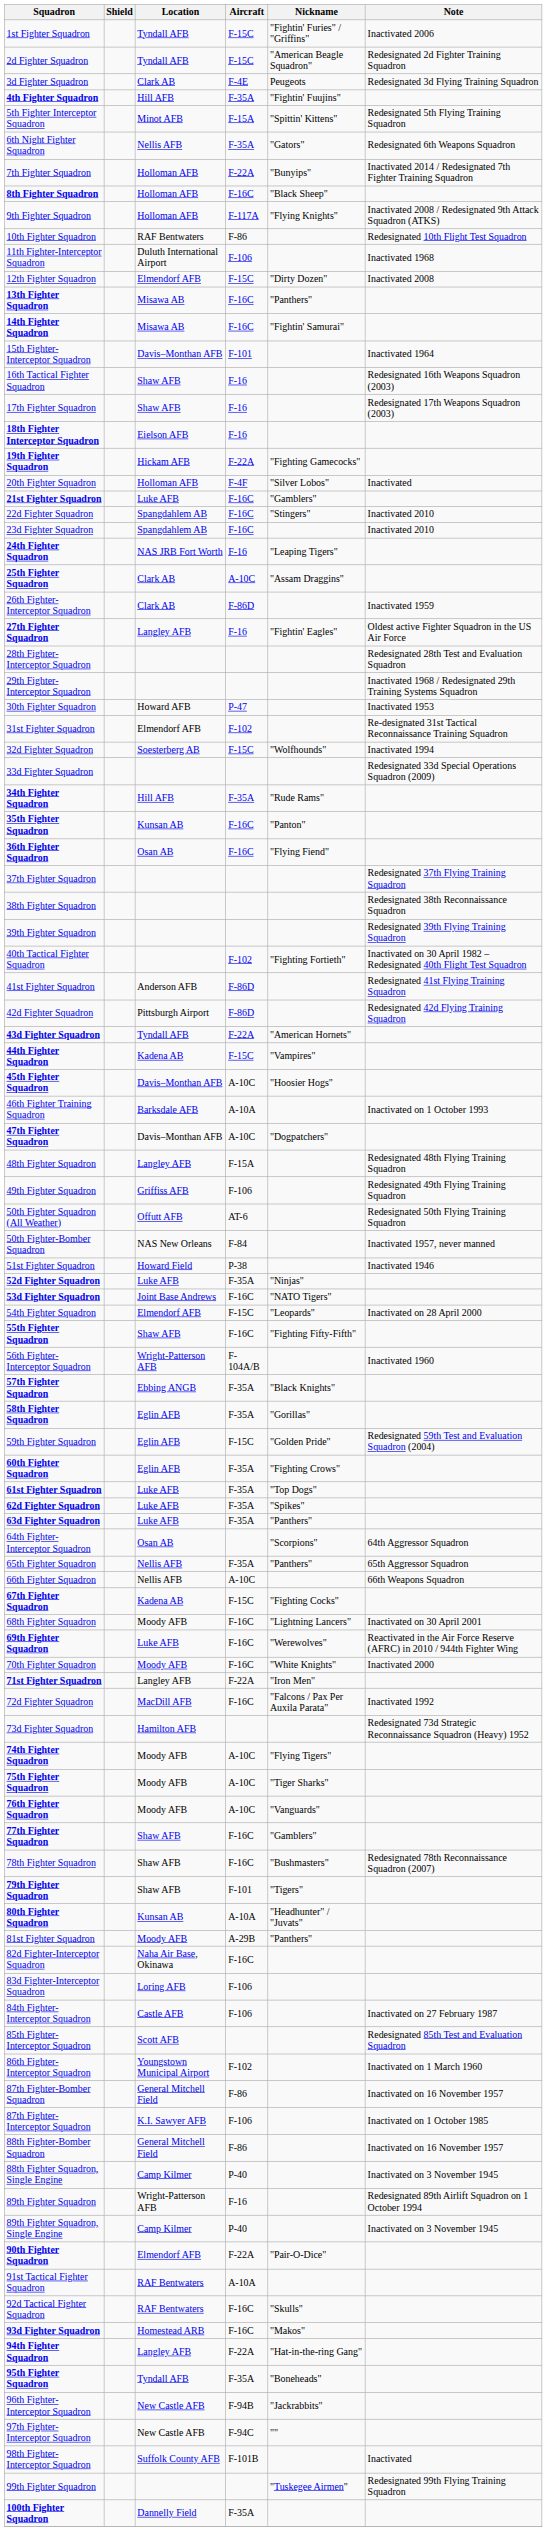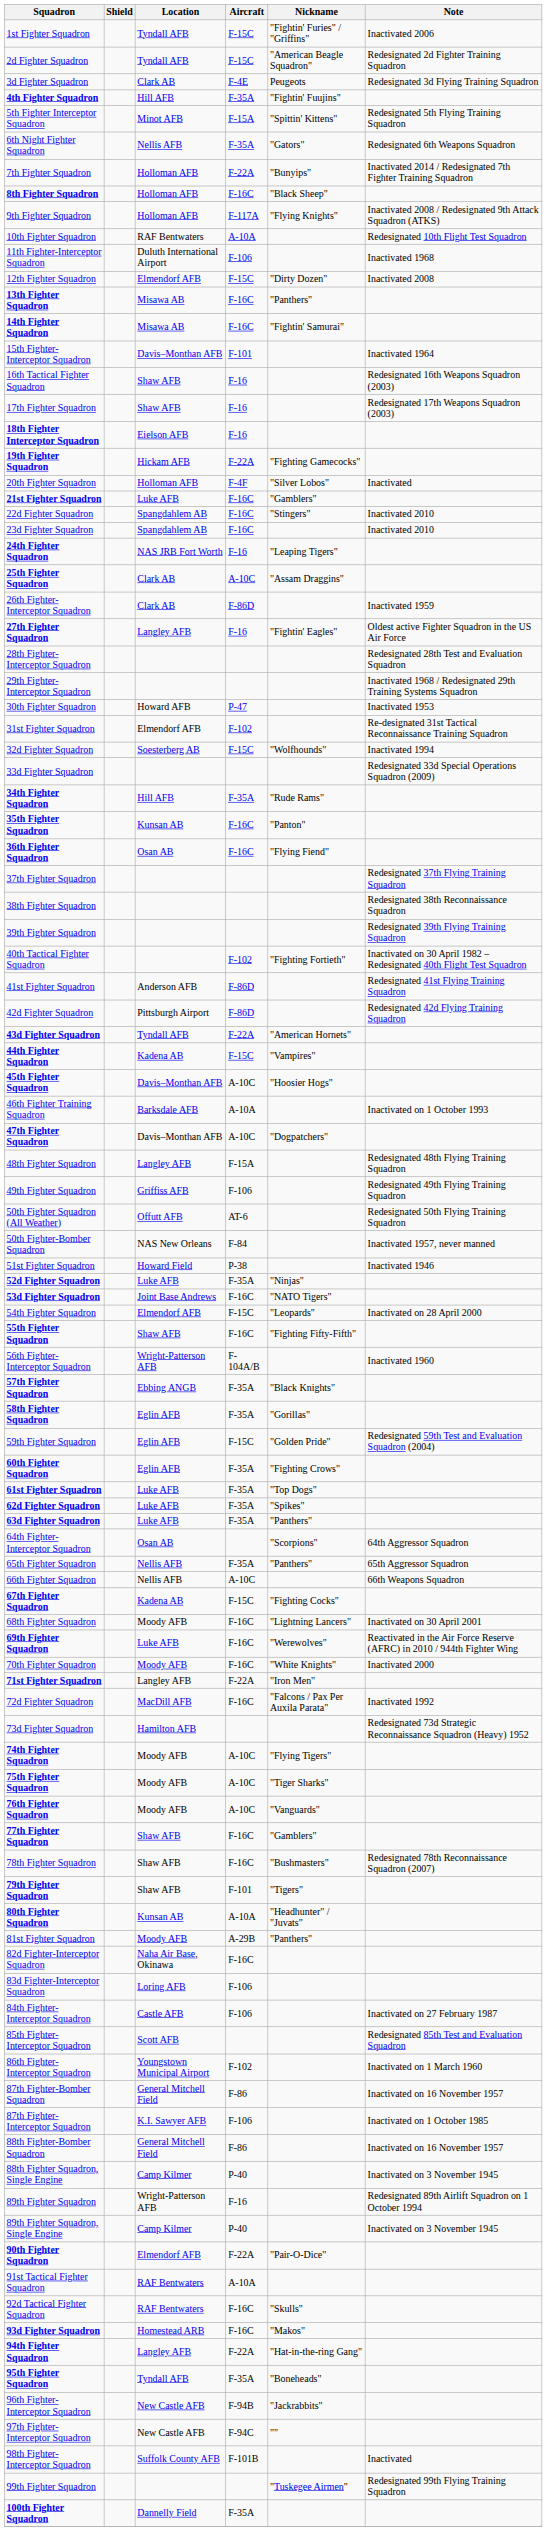(238, 236) F-86 -> (242, 236) A-10A
